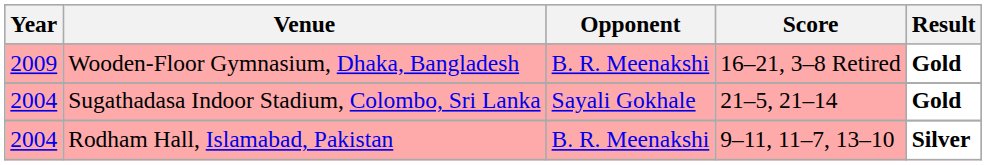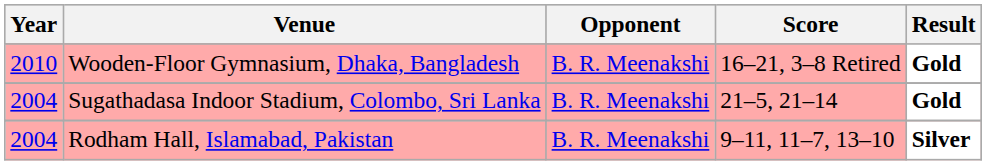(34, 62) 2009 -> (34, 62) 2010
(624, 101) Sayali Gokhale -> (630, 101) B. R. Meenakshi
